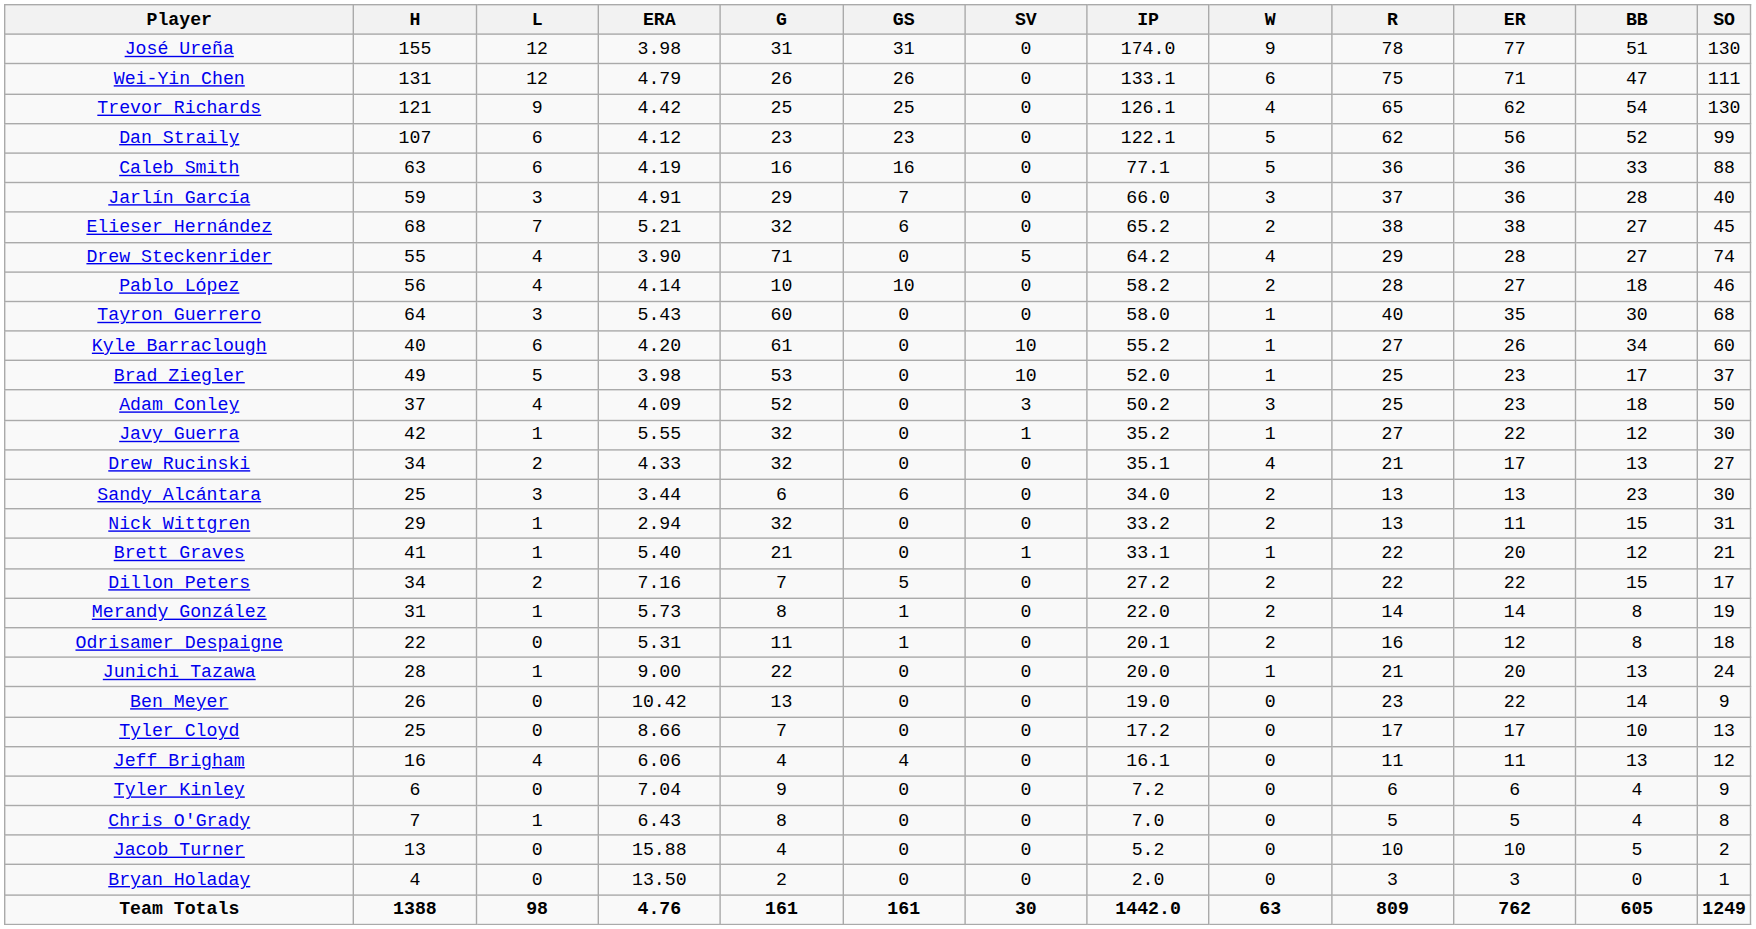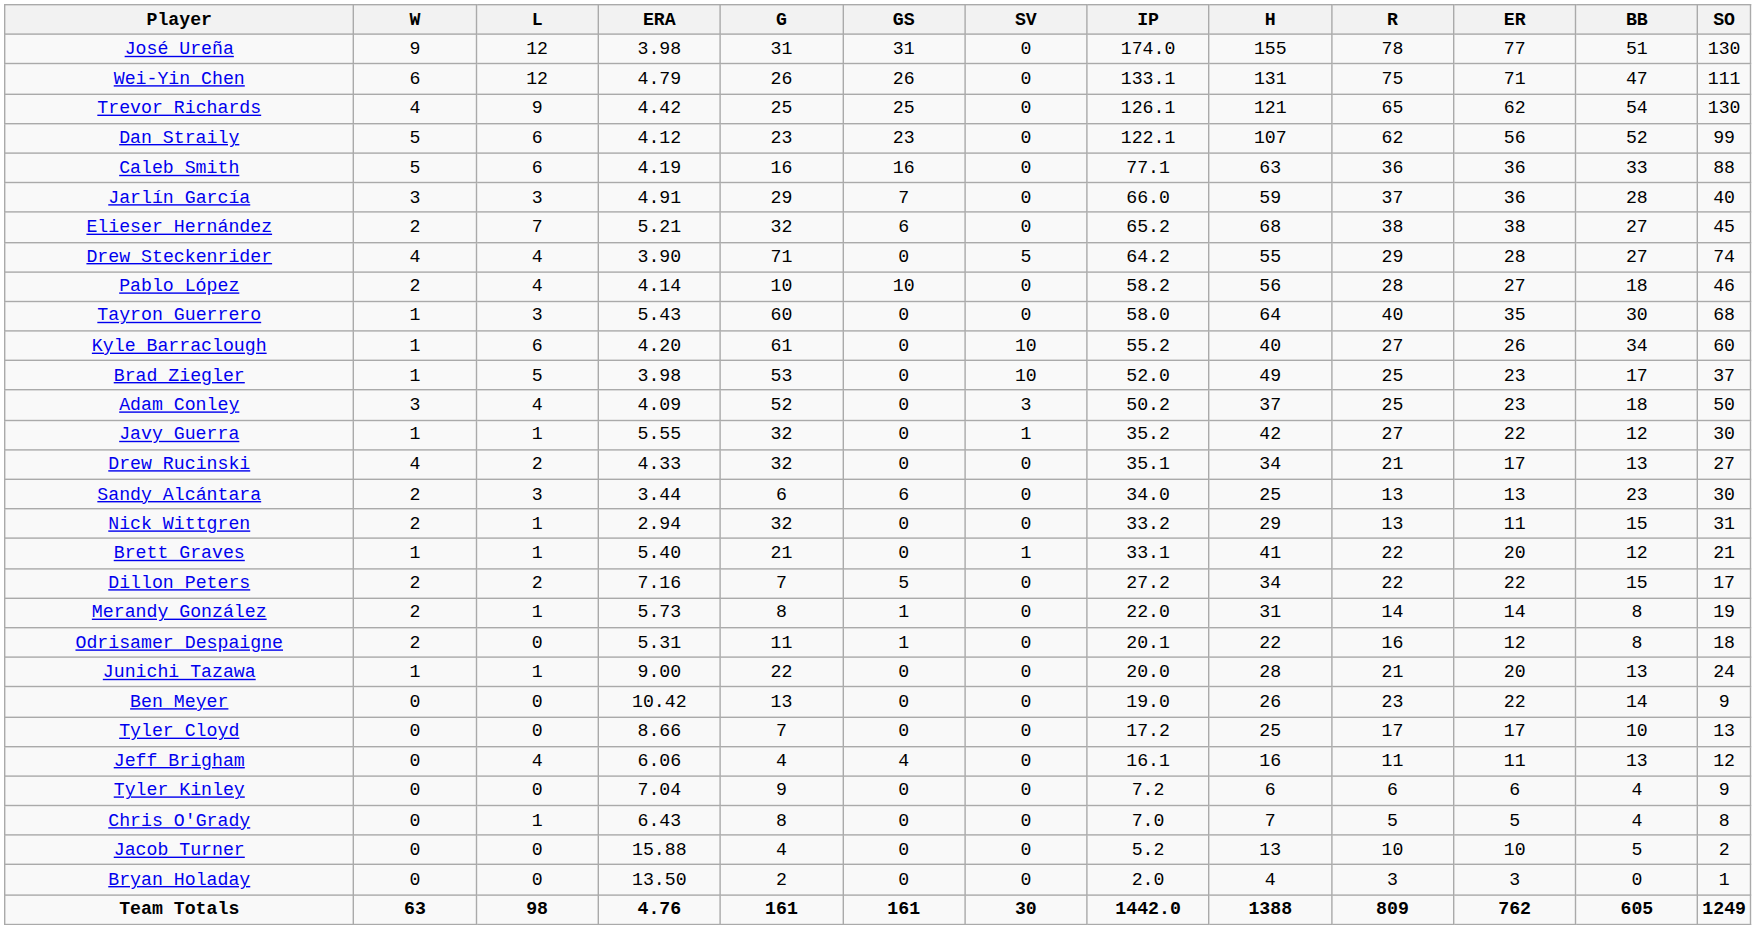columns swapped: (1270, 20) <-> (415, 20)
